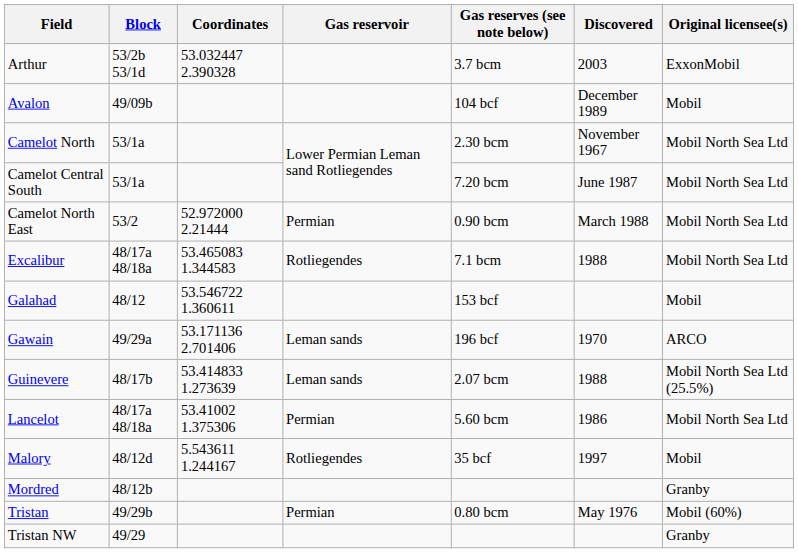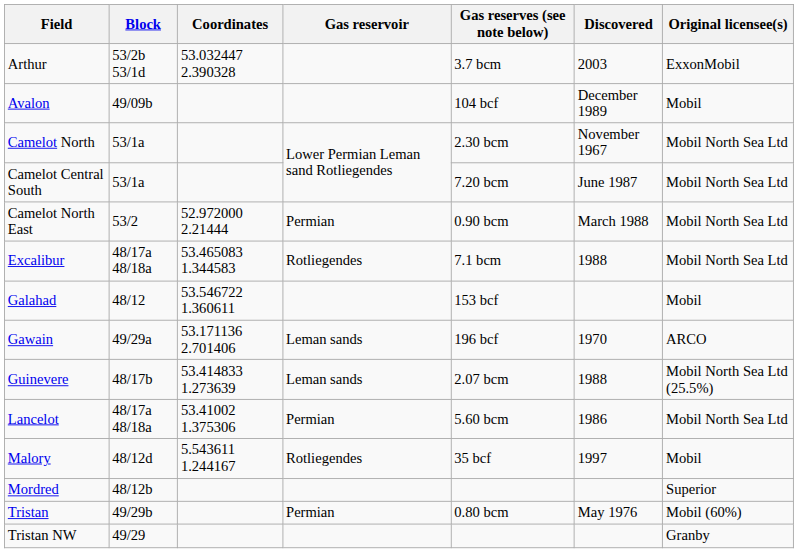(688, 489) Granby -> (691, 489) Superior
